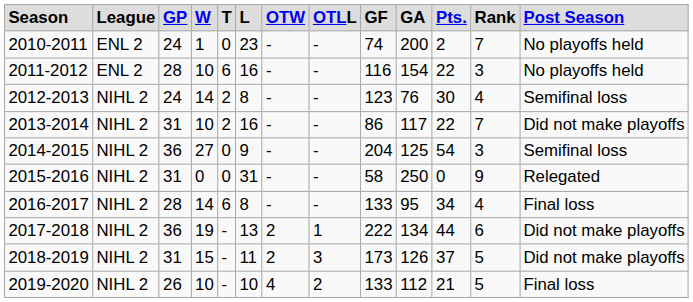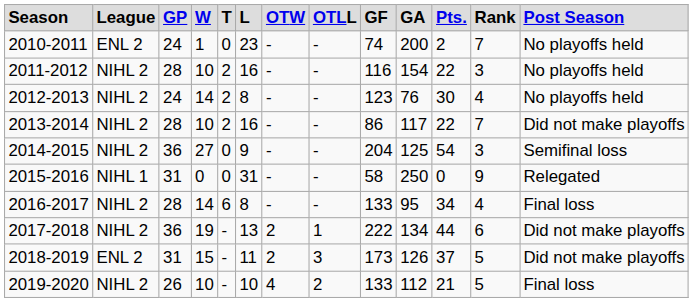(120, 71) ENL 2 -> (122, 71) NIHL 2
(226, 71) 6 -> (226, 71) 2
(575, 97) Semifinal loss -> (584, 97) No playoffs held
(172, 124) 31 -> (172, 124) 28
(122, 177) NIHL 2 -> (122, 177) NIHL 1
(122, 257) NIHL 2 -> (120, 257) ENL 2
